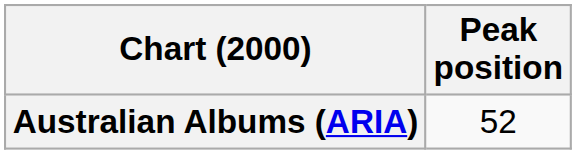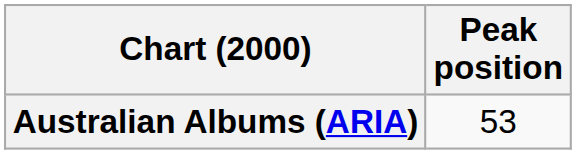(498, 121) 52 -> (498, 121) 53
